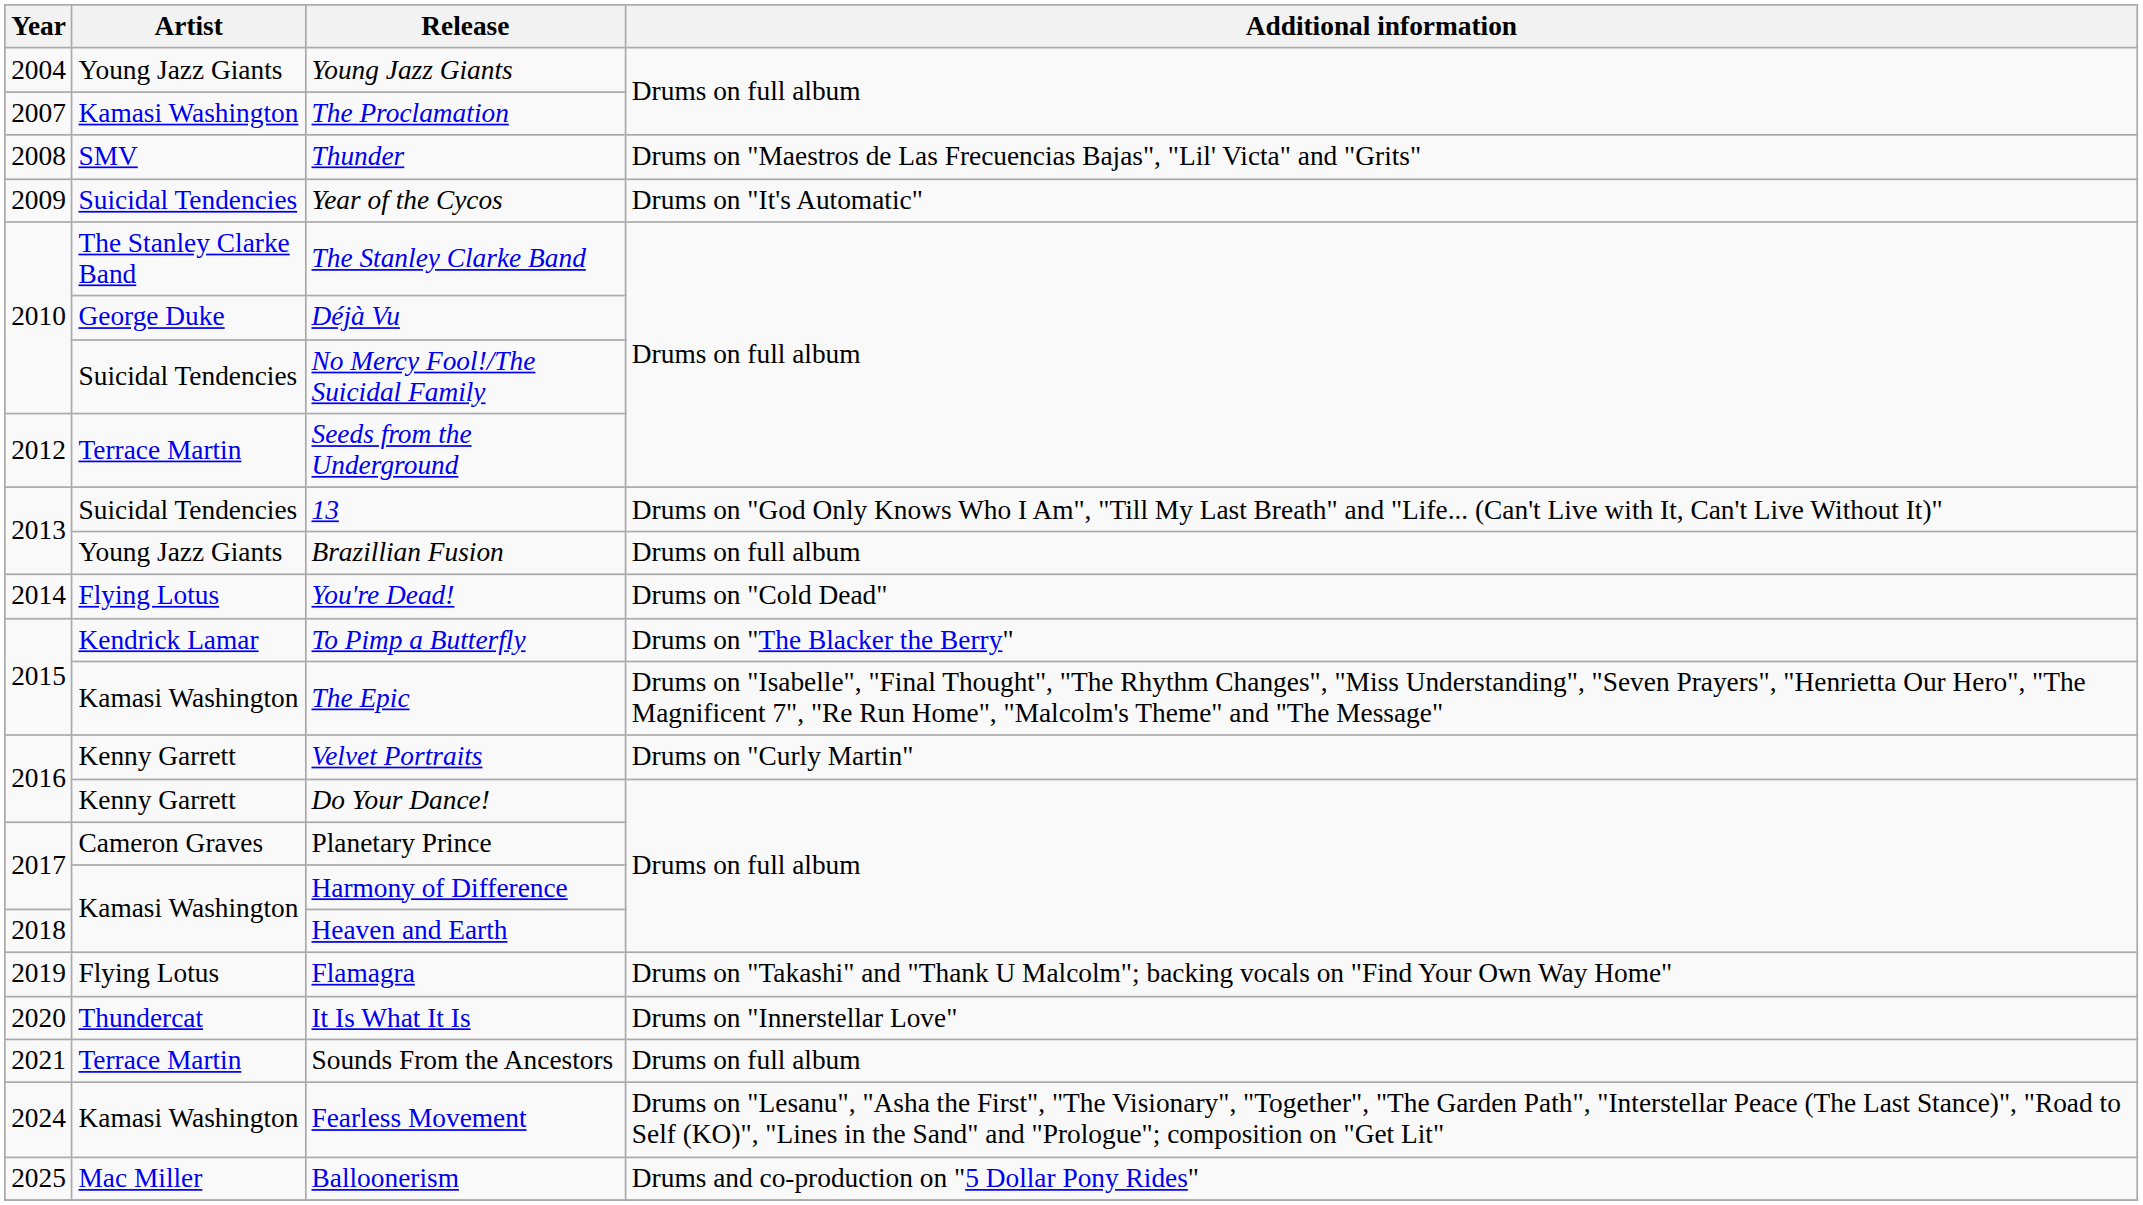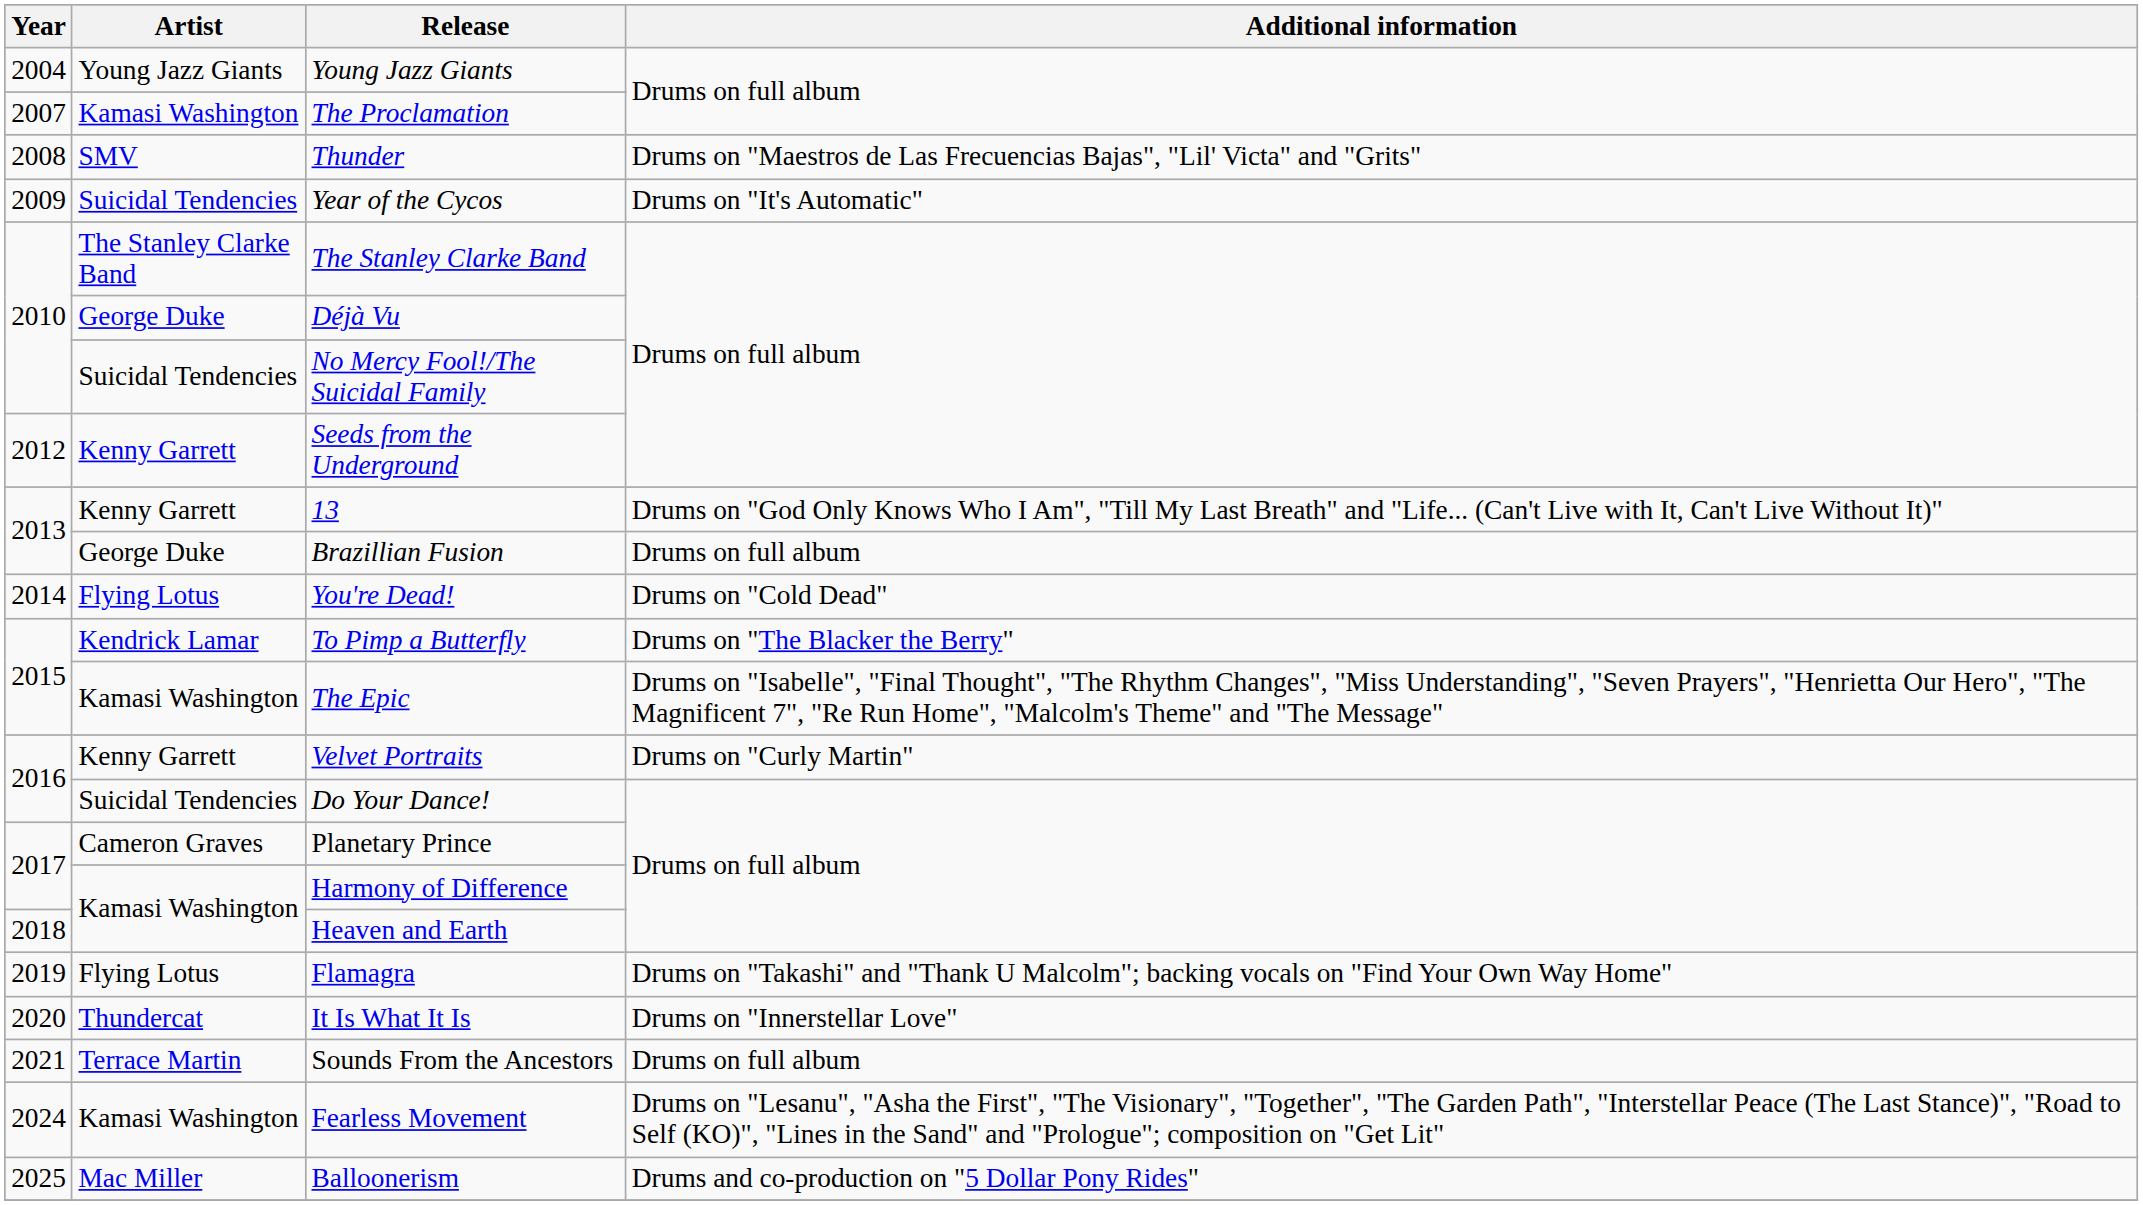(160, 450) Terrace Martin -> (157, 450) Kenny Garrett
(188, 509) Suicidal Tendencies -> (157, 509) Kenny Garrett
(180, 552) Young Jazz Giants -> (152, 552) George Duke
(157, 800) Kenny Garrett -> (188, 800) Suicidal Tendencies
